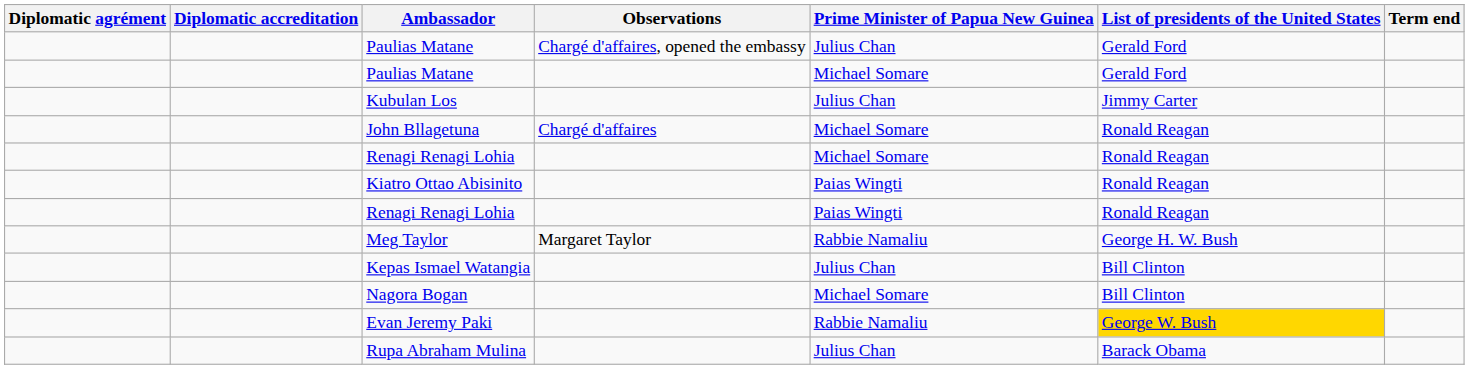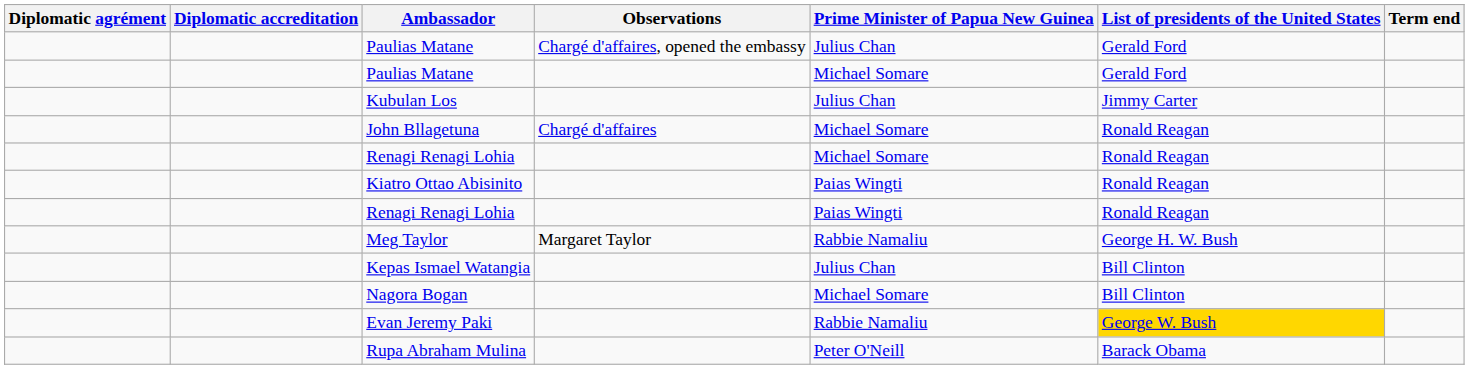(855, 350) Julius Chan -> (859, 350) Peter O'Neill
